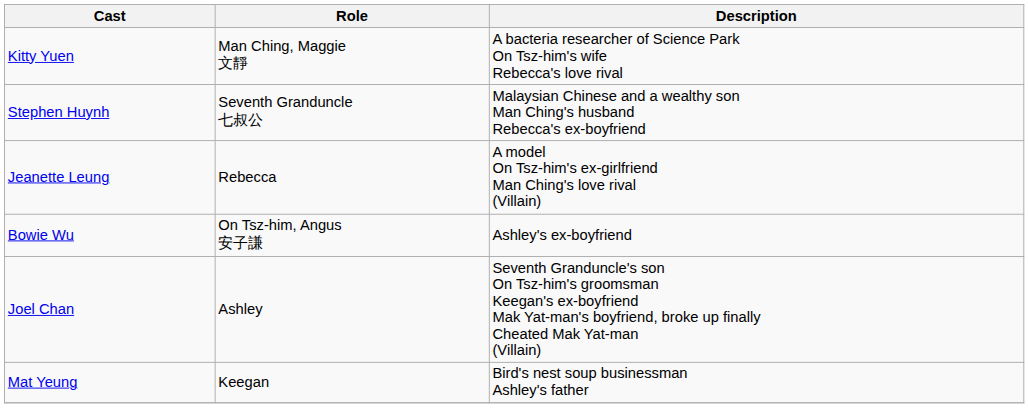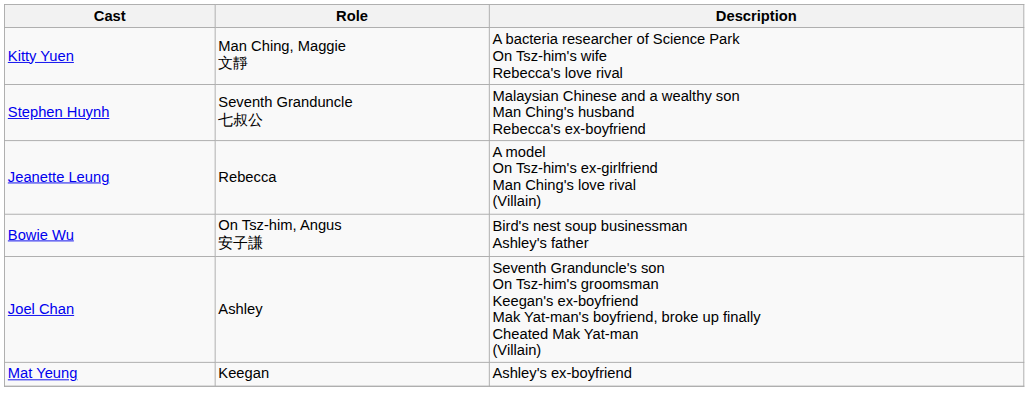(562, 235) Ashley's ex-boyfriend -> (590, 235) Bird's nest soup businessman Ashley's father
(590, 382) Bird's nest soup businessman Ashley's father -> (562, 374) Ashley's ex-boyfriend
